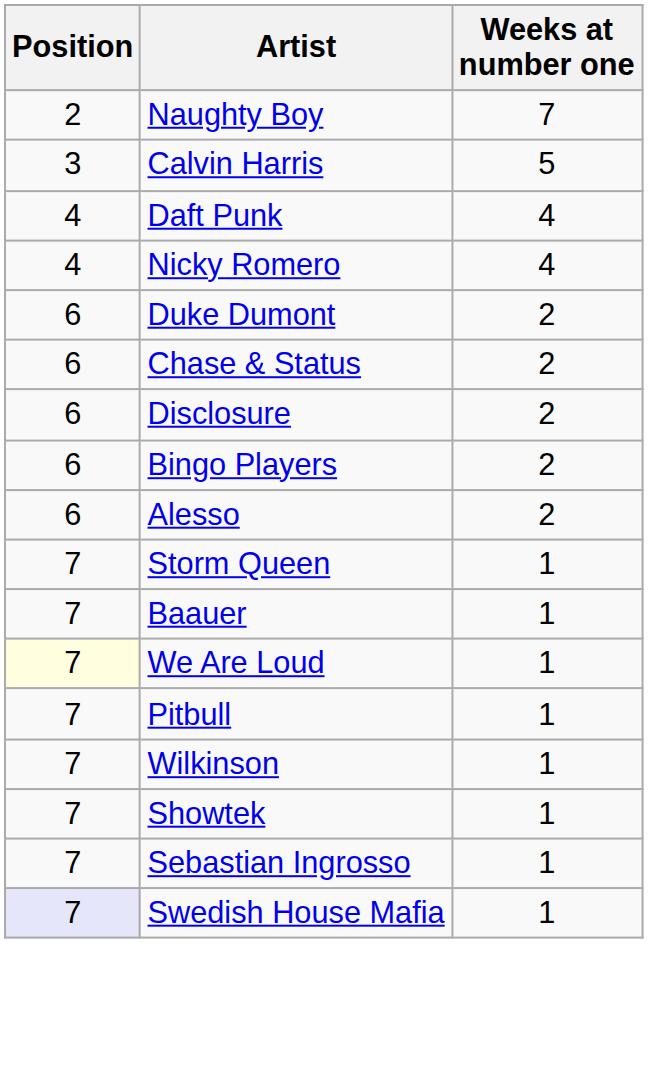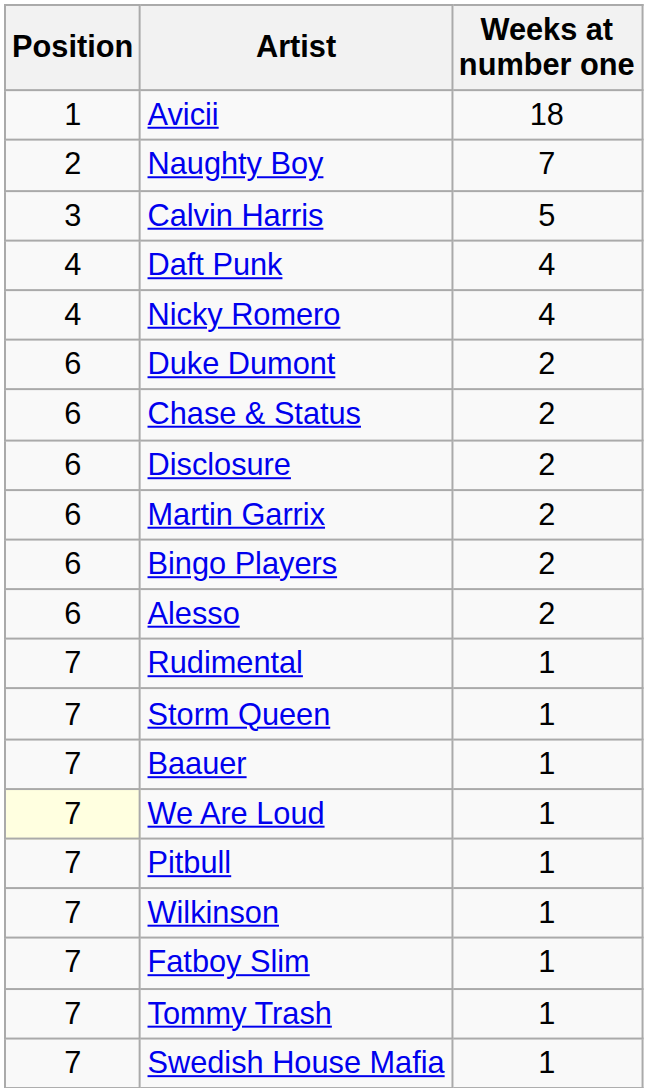+ row: (183, 114)
+ row: (236, 513)
+ row: (225, 663)
+ row: (229, 962)
- row: (206, 812)
+ row: (240, 1012)
- row: (279, 862)
(73, 912) lavender background -> (73, 1062) no background
